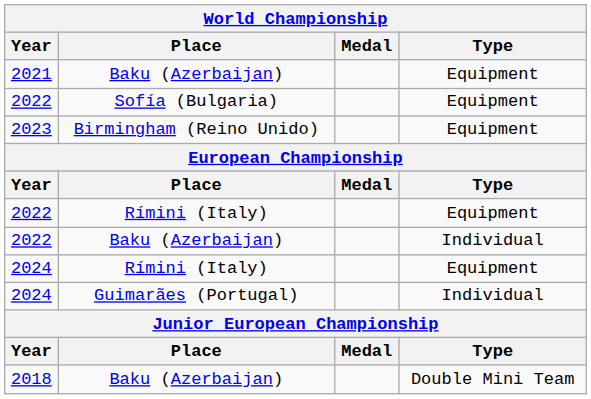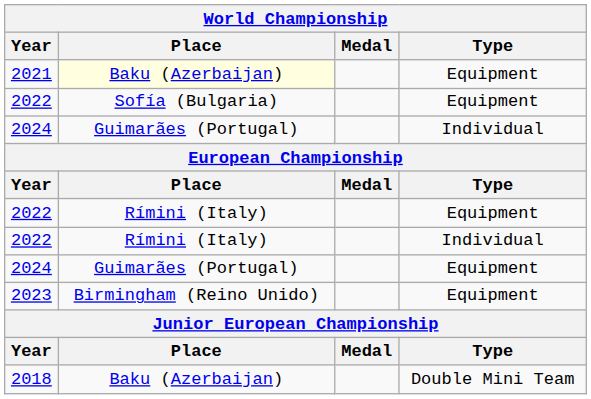(196, 74) no background -> (196, 74) lightyellow background
rows swapped: (31, 130) <-> (31, 296)
(196, 241) Baku (Azerbaijan) -> (196, 241) Rímini (Italy)
(196, 268) Rímini (Italy) -> (196, 268) Guimarães (Portugal)
